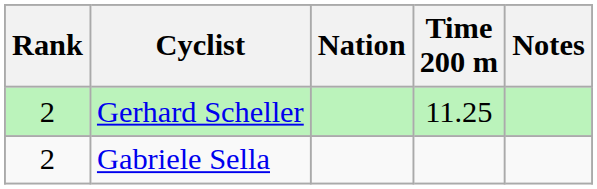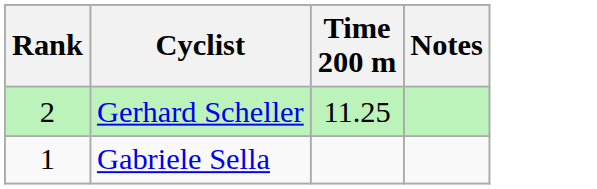- column: (362, 45)
(47, 159) 2 -> (47, 159) 1
